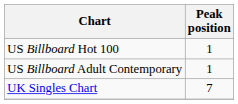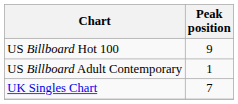(209, 48) 1 -> (209, 48) 9
